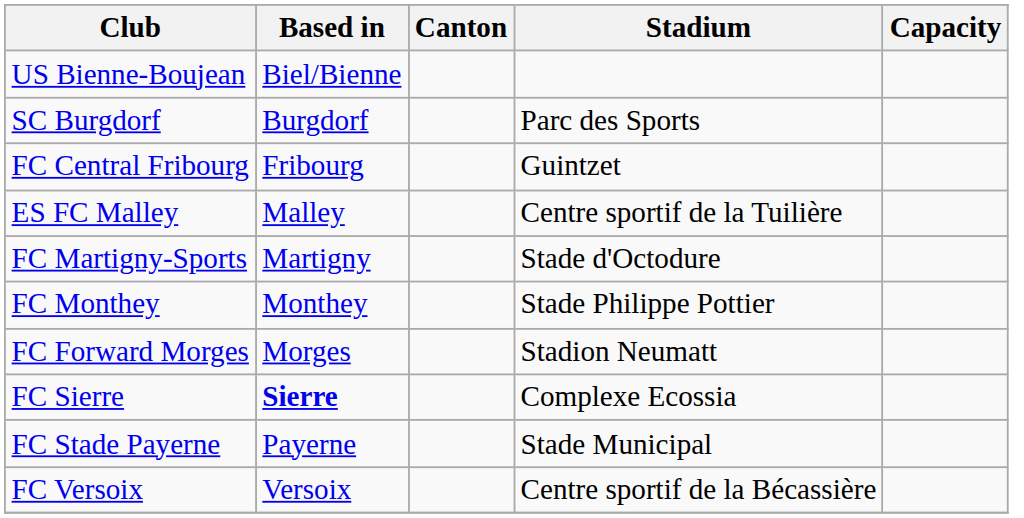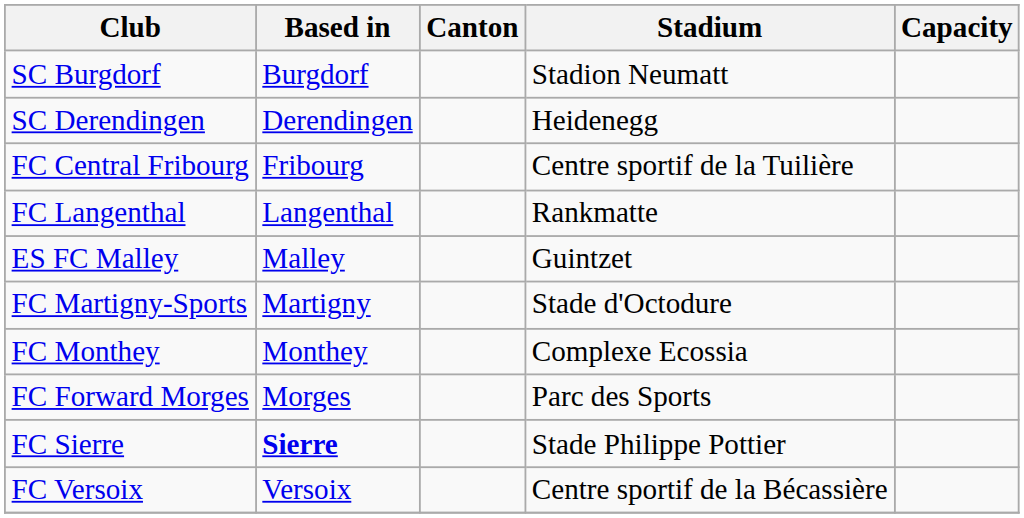- row: (128, 73)
(610, 119) Parc des Sports -> (630, 73) Stadion Neumatt
+ row: (108, 119)
(571, 166) Guintzet -> (693, 166) Centre sportif de la Tuilière
+ row: (99, 212)
(681, 212) Centre sportif de la Tuilière -> (582, 258) Guintzet
(648, 304) Stade Philippe Pottier -> (640, 350) Complexe Ecossia
(619, 350) Stadion Neumatt -> (622, 397) Parc des Sports
(629, 397) Complexe Ecossia -> (659, 443) Stade Philippe Pottier
- row: (116, 443)
